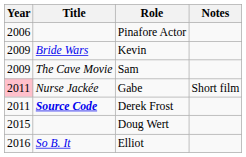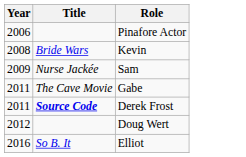- column: (215, 13)
(19, 50) 2009 -> (19, 50) 2008
(74, 69) The Cave Movie -> (67, 69) Nurse Jackée
(19, 87) pink background -> (19, 87) no background
(67, 87) Nurse Jackée -> (74, 87) The Cave Movie
(19, 124) 2015 -> (19, 124) 2012
